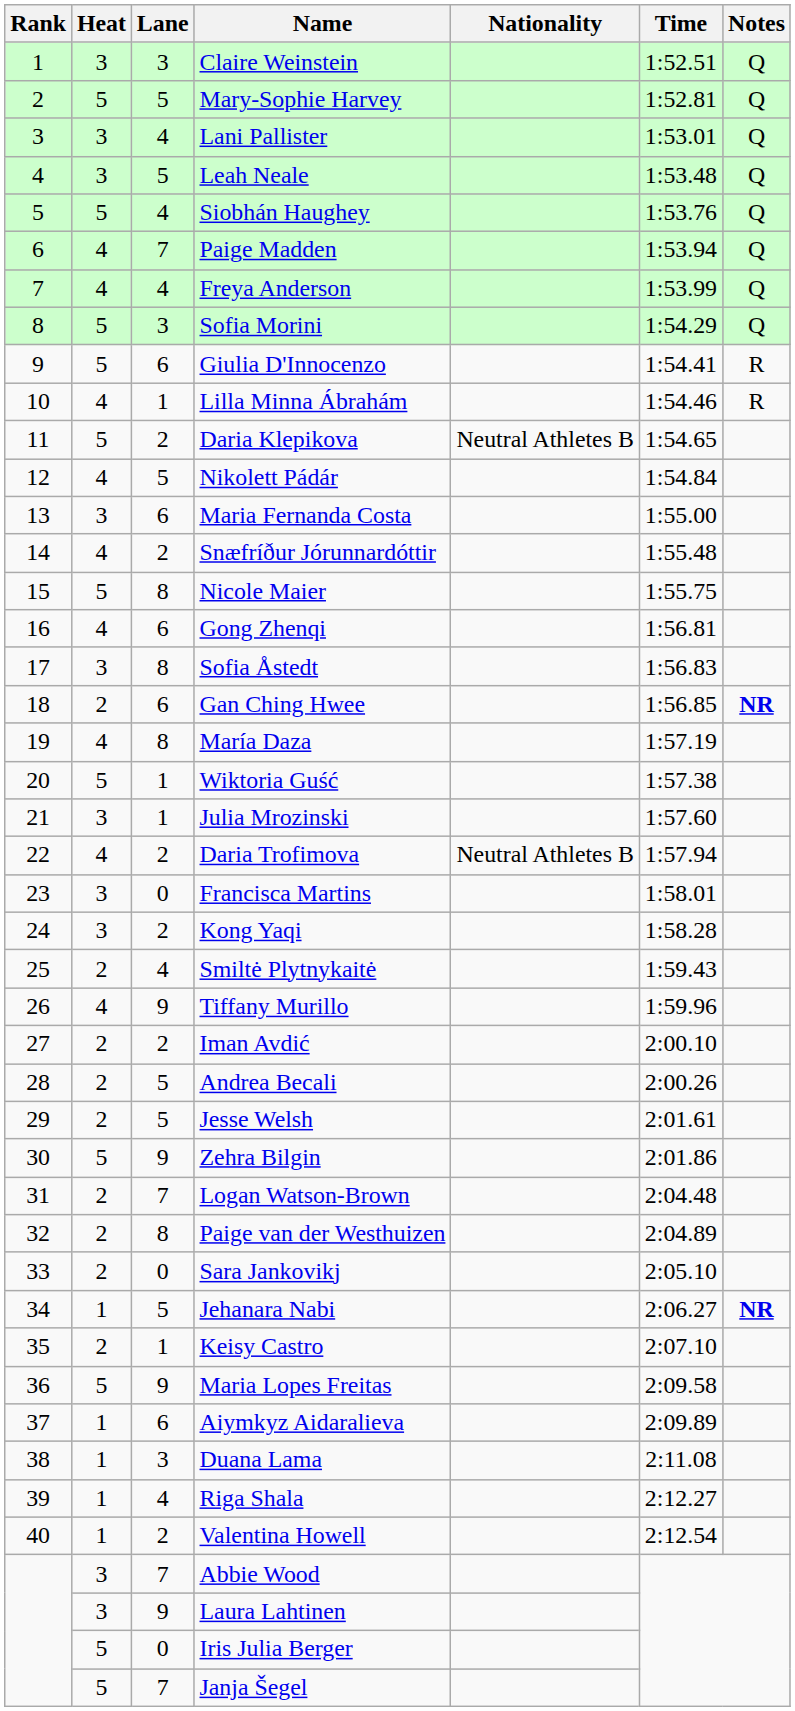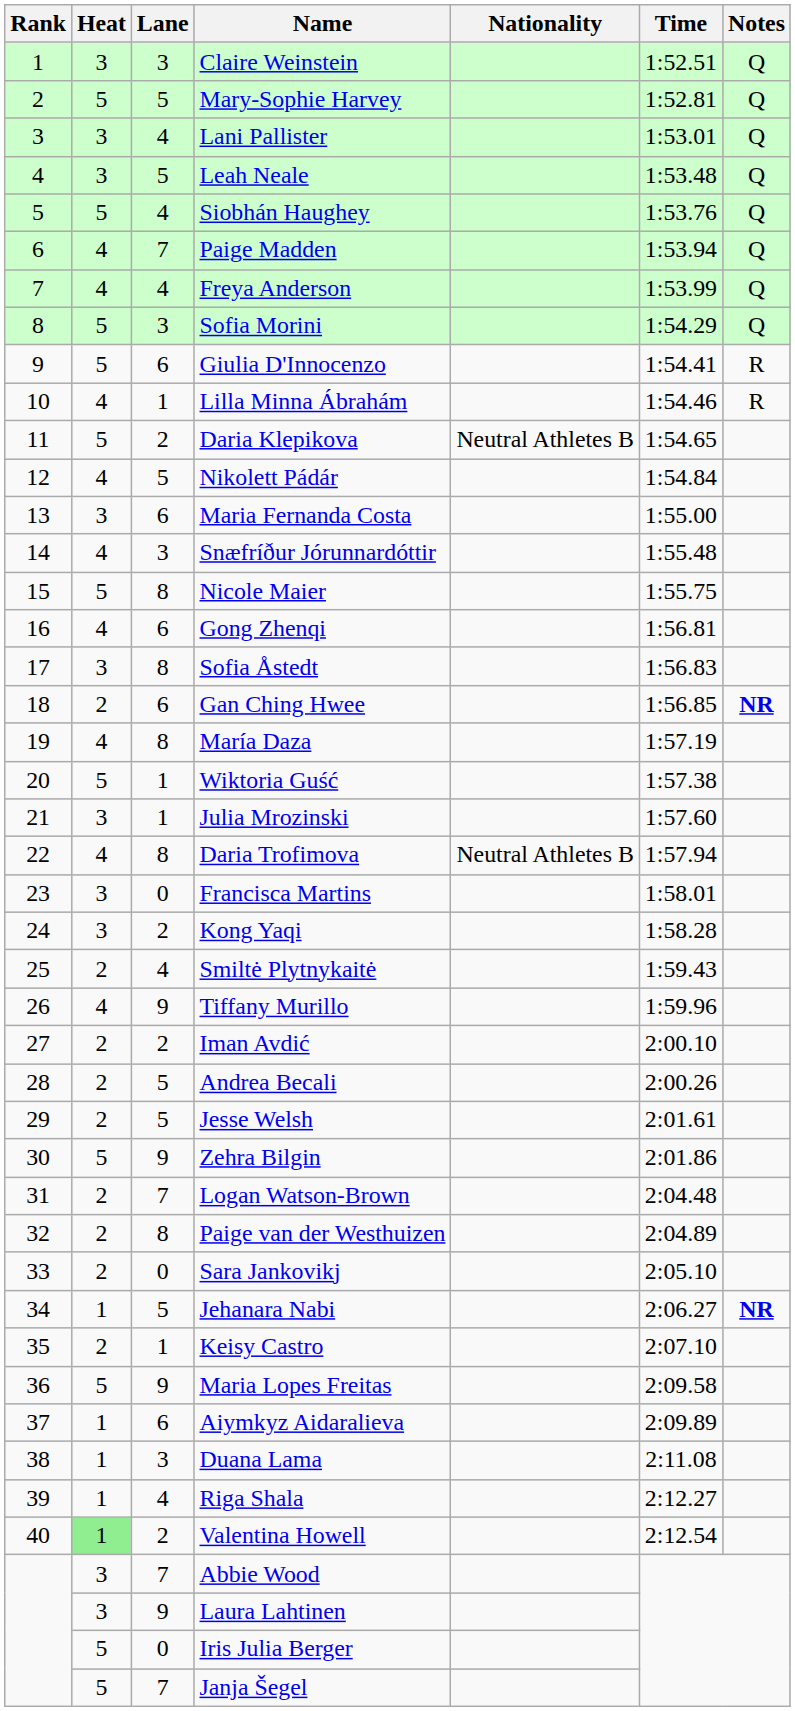(163, 552) 2 -> (163, 552) 3
(163, 855) 2 -> (163, 855) 8
(101, 1535) no background -> (101, 1535) lightgreen background
